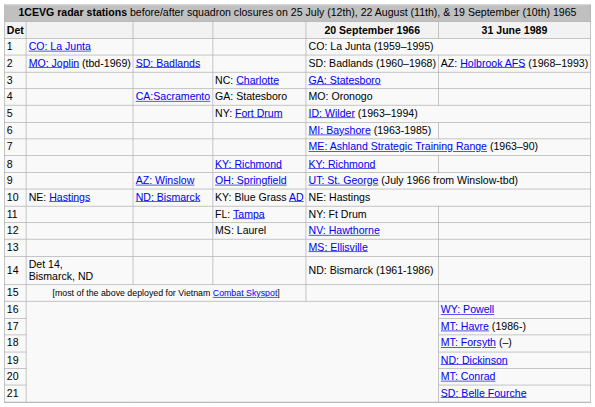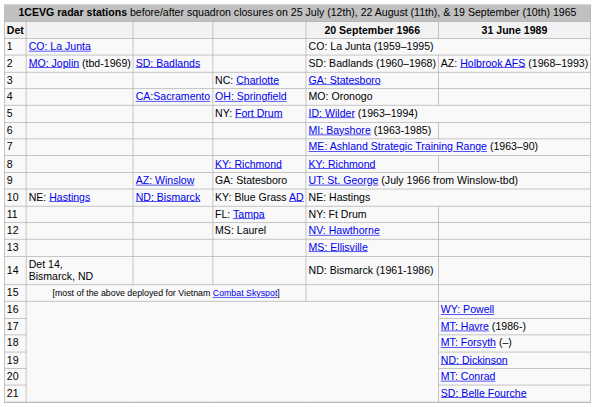(251, 97) GA: Statesboro -> (251, 97) OH: Springfield
(251, 180) OH: Springfield -> (251, 180) GA: Statesboro
